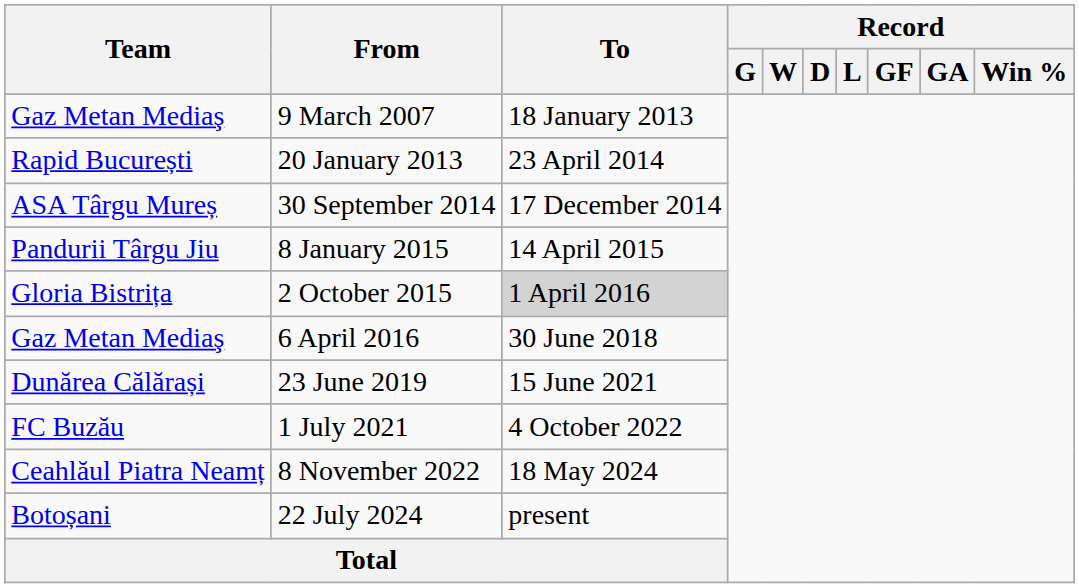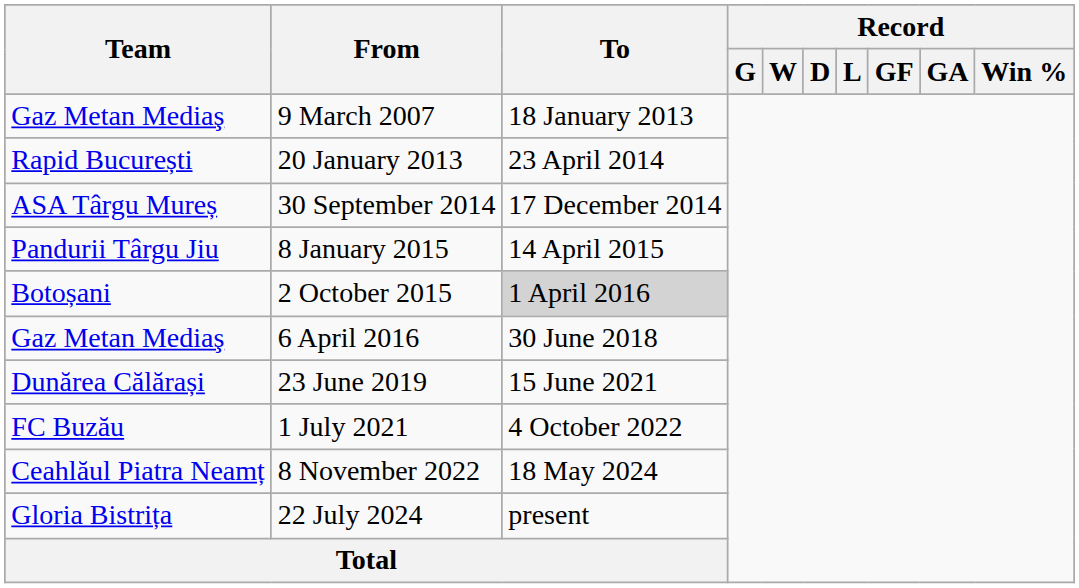(92, 293) Gloria Bistrița -> (61, 293) Botoșani
(61, 515) Botoșani -> (92, 515) Gloria Bistrița
